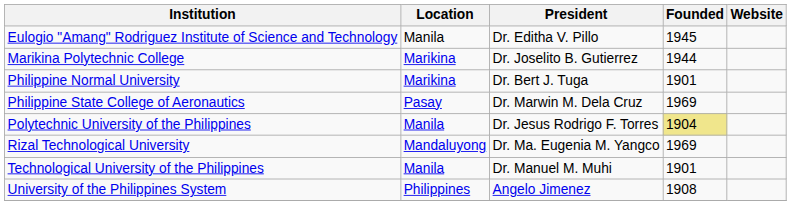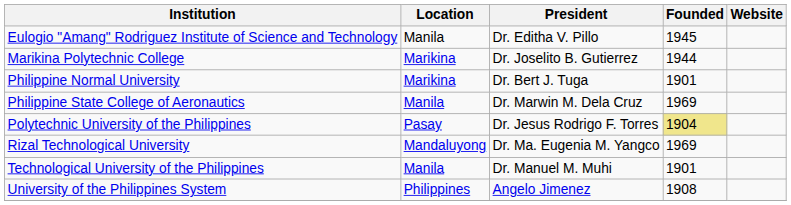(423, 102) Pasay -> (424, 102) Manila
(424, 124) Manila -> (423, 124) Pasay
